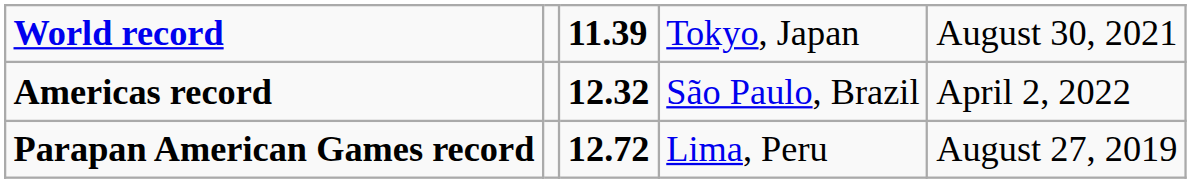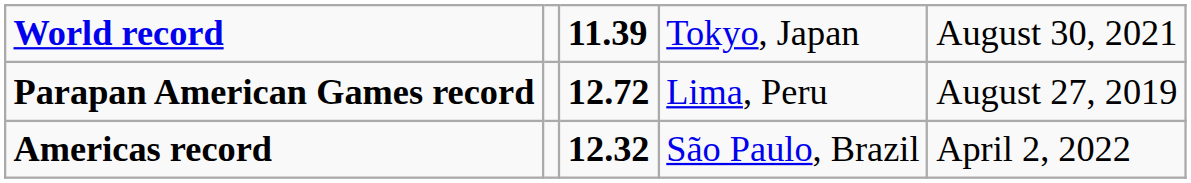rows swapped: (274, 148) <-> (143, 90)
